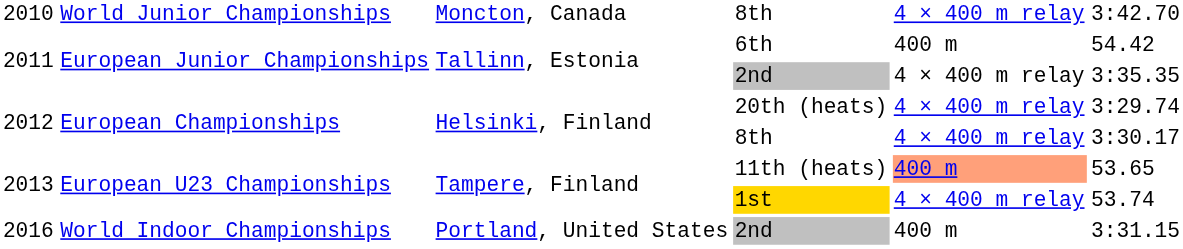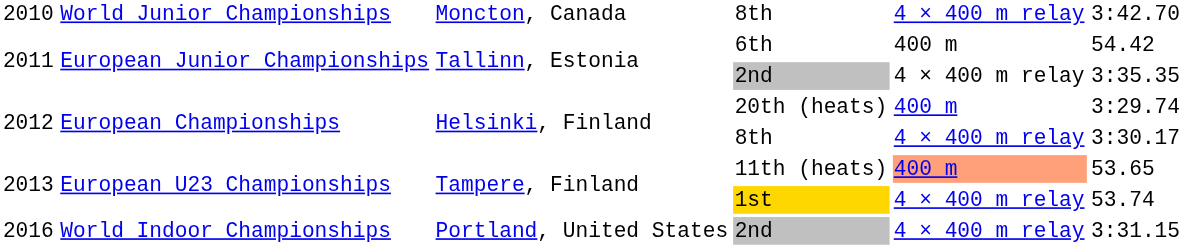(989, 107) 4 × 400 m relay -> (926, 107) 400 m
(926, 231) 400 m -> (989, 231) 4 × 400 m relay
